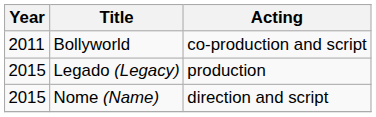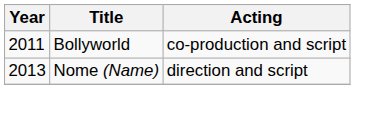- row: (117, 71)
(27, 97) 2015 -> (27, 71) 2013
